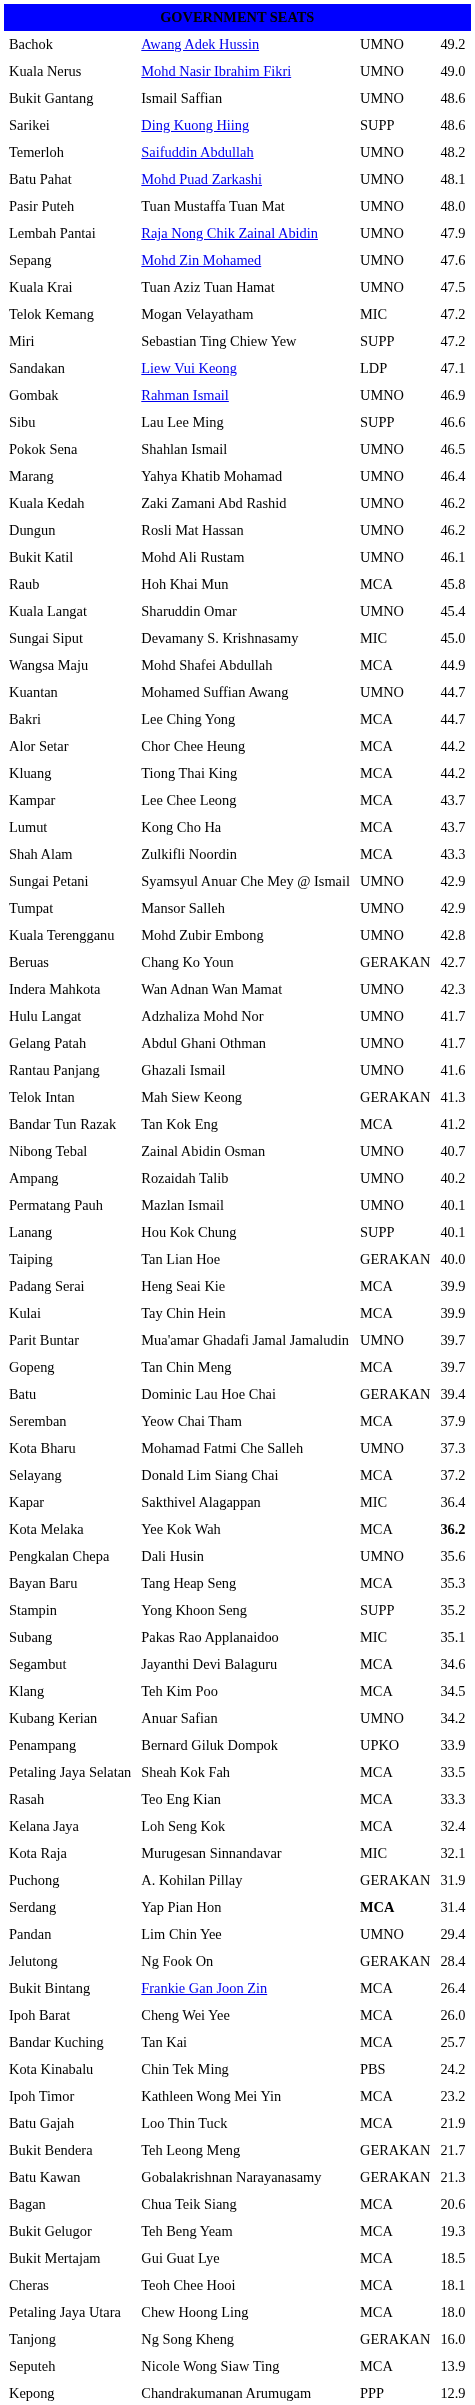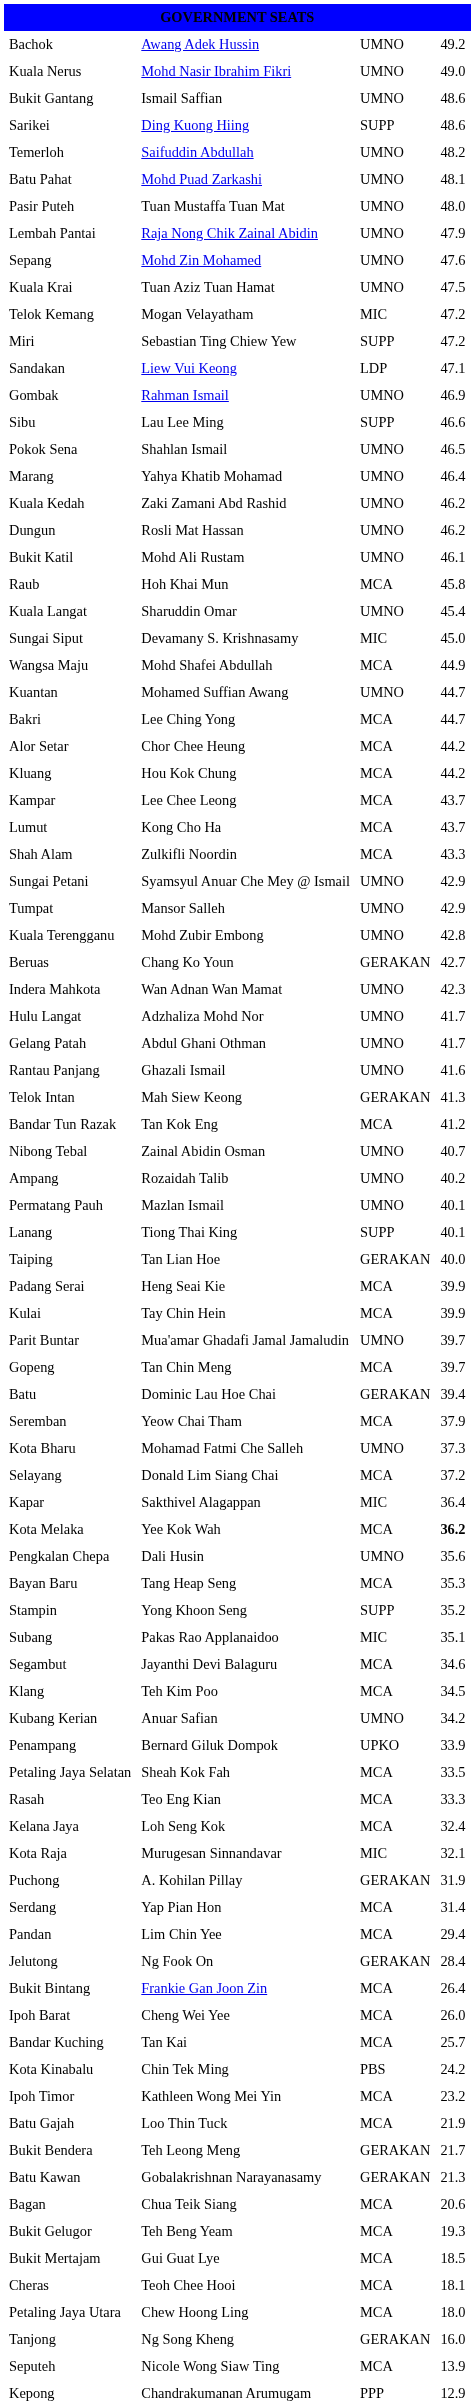(189, 773) Tiong Thai King -> (189, 773) Hou Kok Chung
(189, 1232) Hou Kok Chung -> (189, 1232) Tiong Thai King
(377, 1907) bold -> (376, 1907) normal
(382, 1934) UMNO -> (376, 1934) MCA
